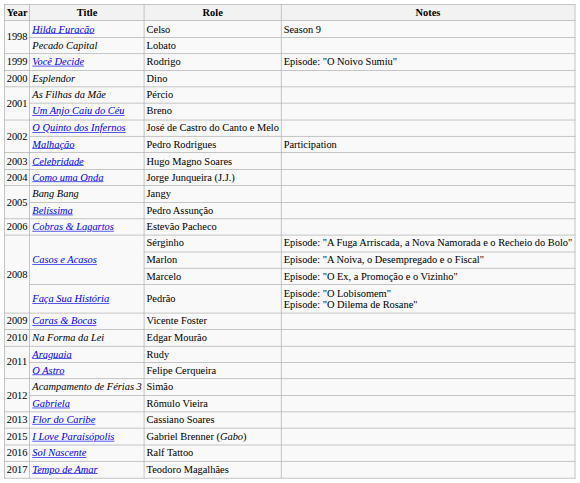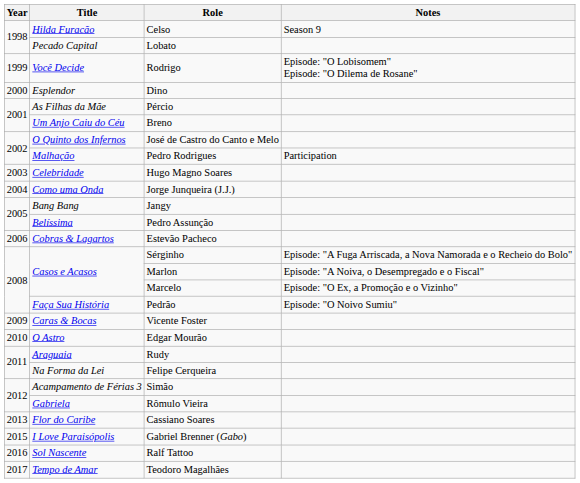(340, 62) Episode: "O Noivo Sumiu" -> (351, 68) Episode: "O Lobisomem" Episode: "O Dilema de Rosane"
(351, 298) Episode: "O Lobisomem" Episode: "O Dilema de Rosane" -> (340, 304) Episode: "O Noivo Sumiu"
(68, 337) Na Forma da Lei -> (48, 337) O Astro
(48, 370) O Astro -> (68, 370) Na Forma da Lei
